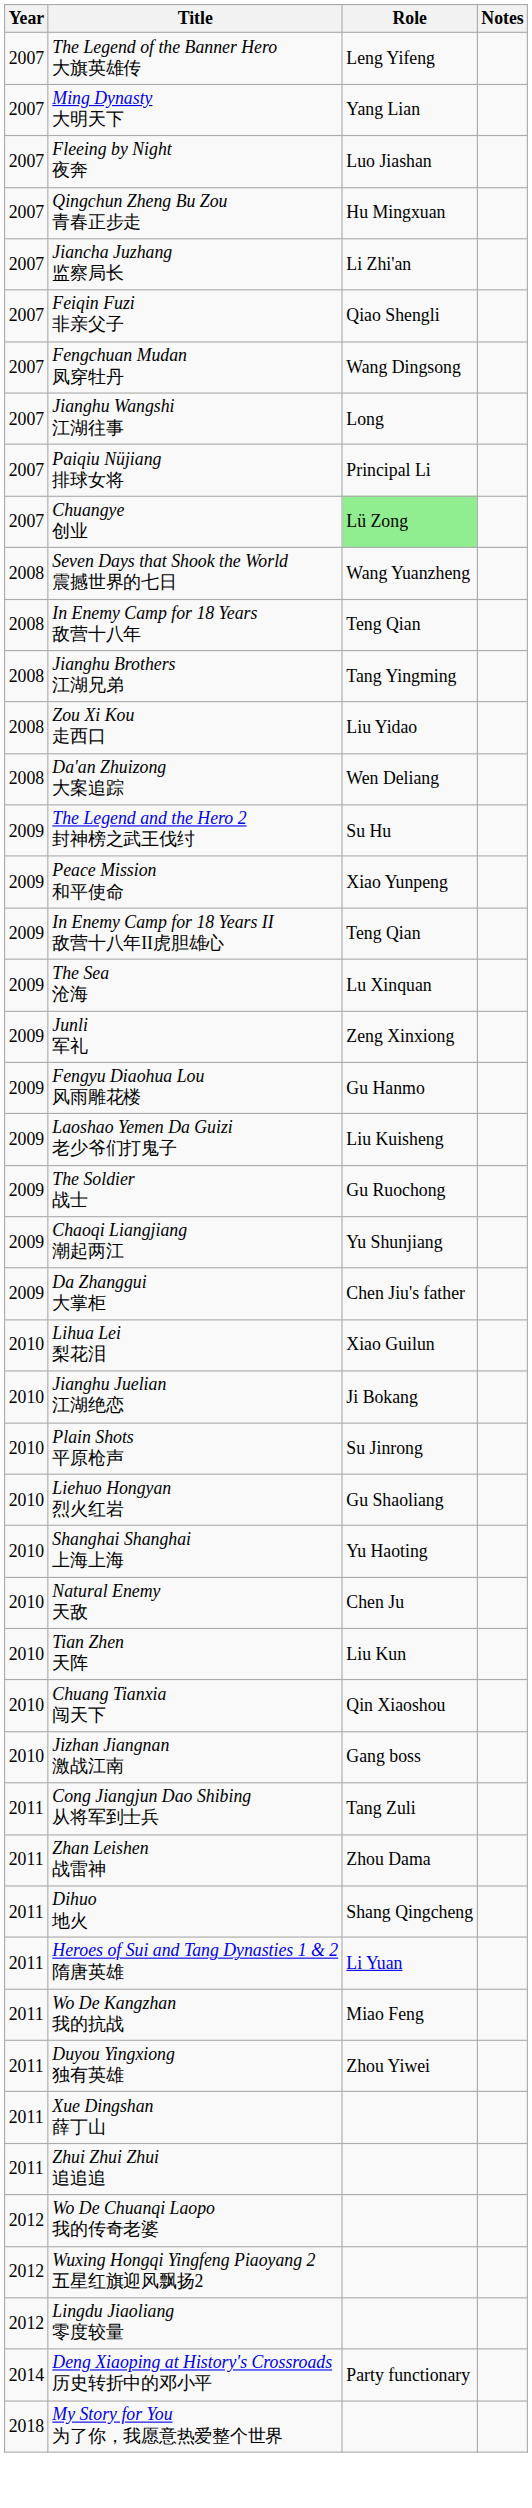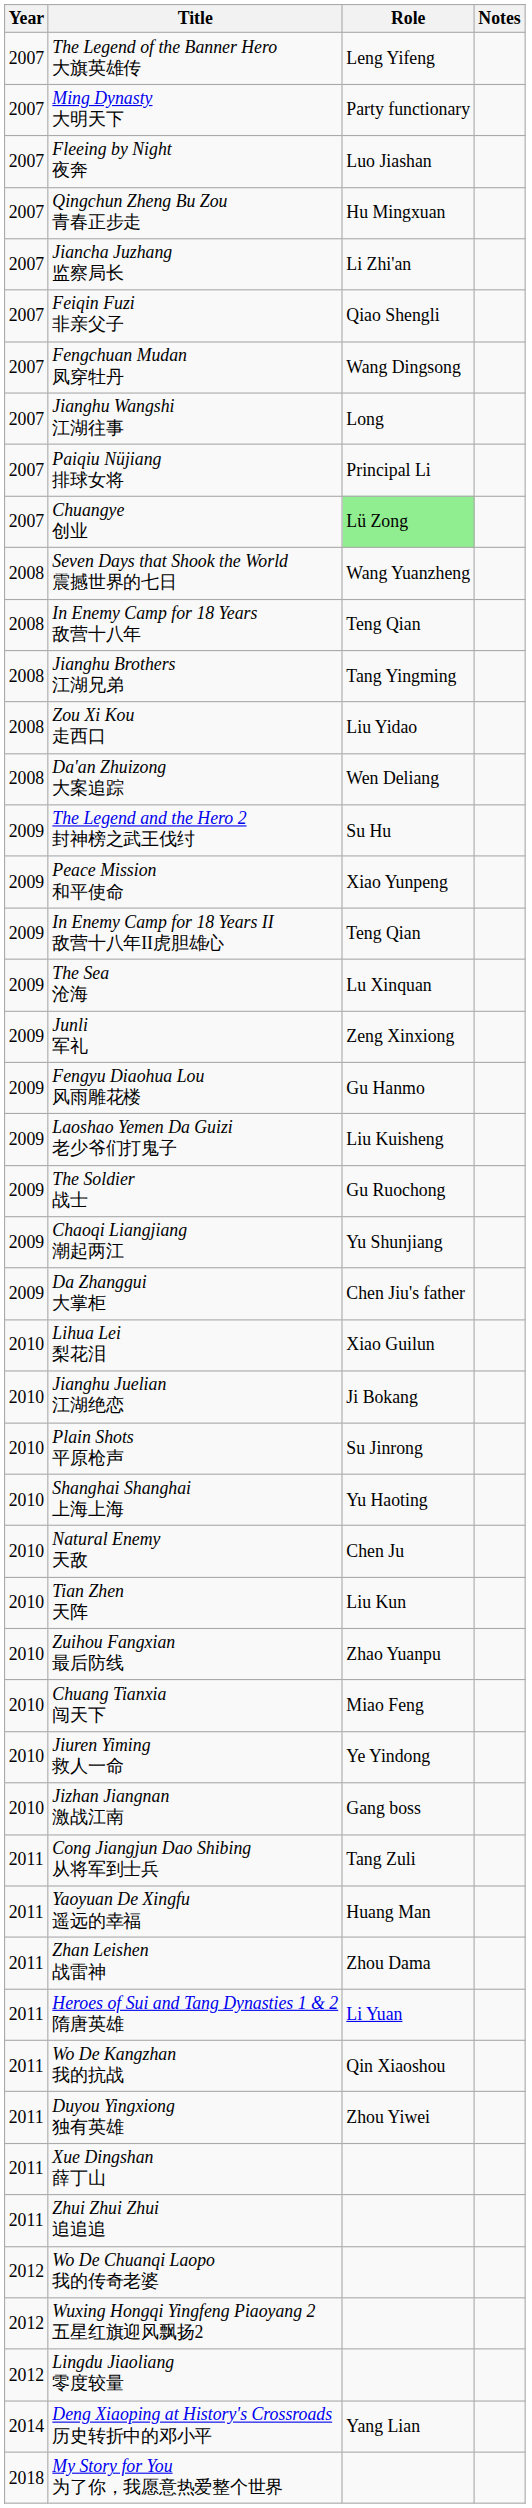(383, 109) Yang Lian -> (408, 109) Party functionary
- row: (112, 1498)
+ row: (114, 1653)
(396, 1705) Qin Xiaoshou -> (385, 1705) Miao Feng
+ row: (101, 1756)
+ row: (121, 1910)
- row: (75, 1910)
(385, 2014) Miao Feng -> (396, 2065) Qin Xiaoshou
(408, 2374) Party functionary -> (383, 2426) Yang Lian
